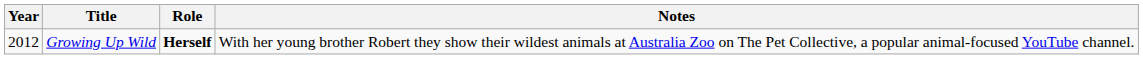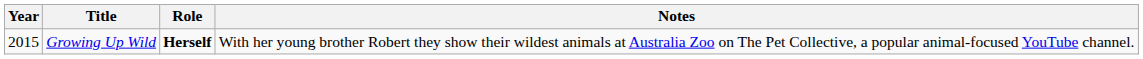(24, 41) 2012 -> (24, 41) 2015
